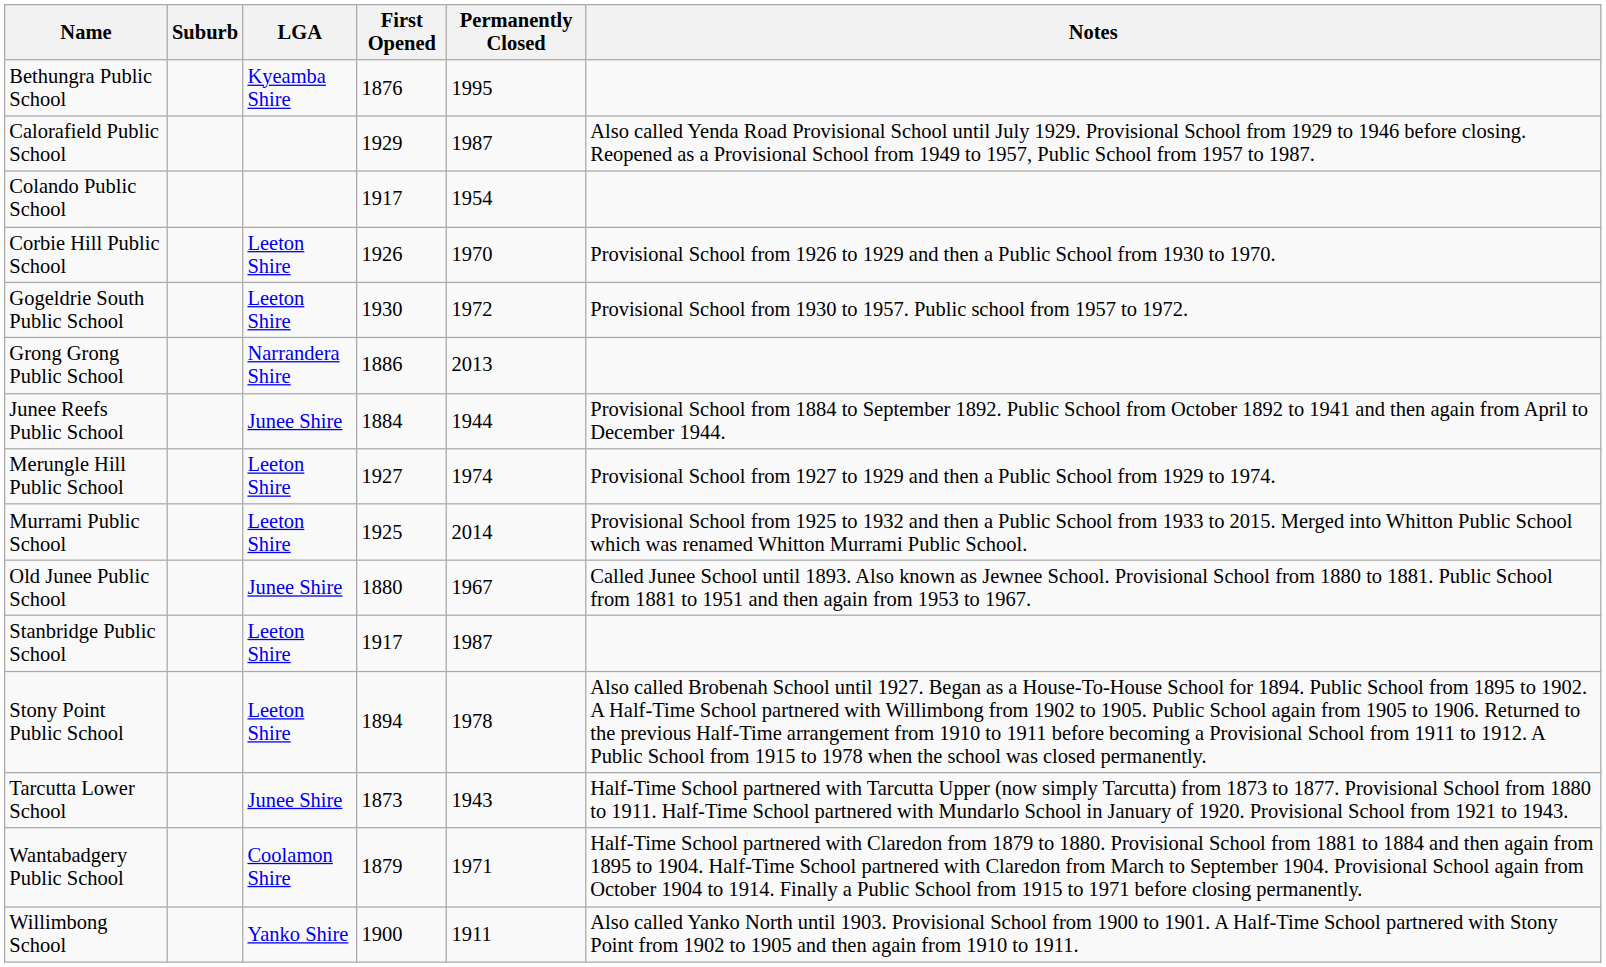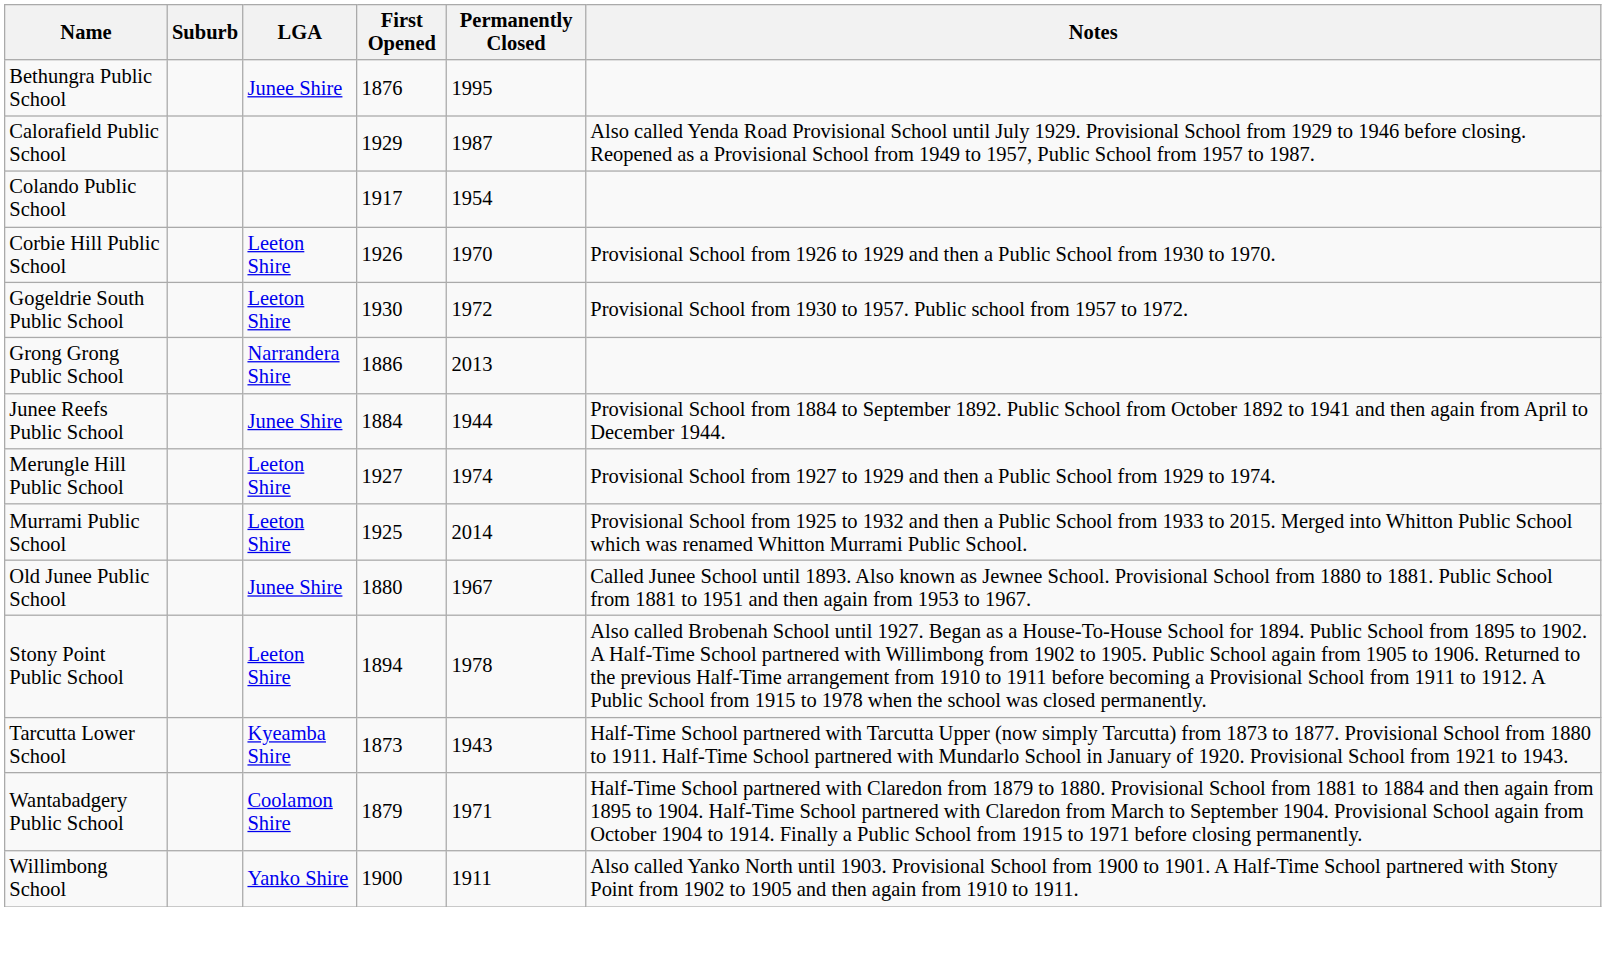(287, 87) Kyeamba Shire -> (295, 87) Junee Shire
- row: (82, 642)
(295, 800) Junee Shire -> (287, 744) Kyeamba Shire
